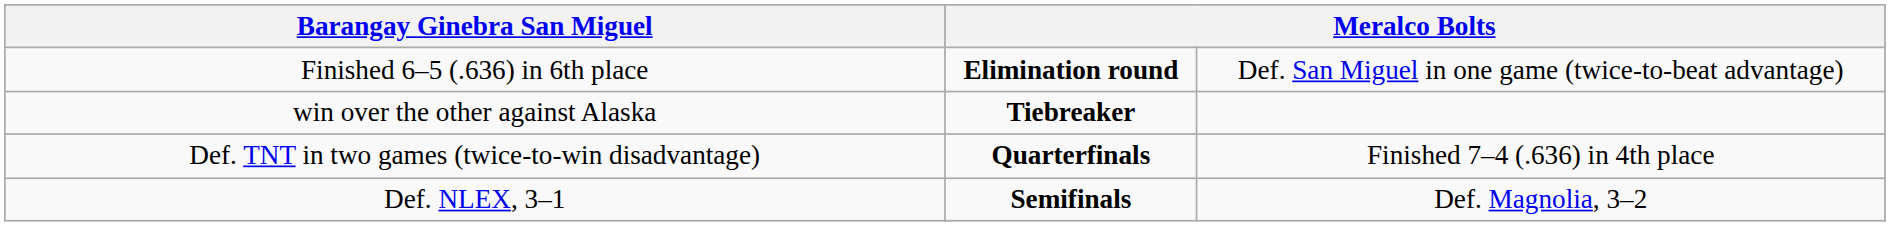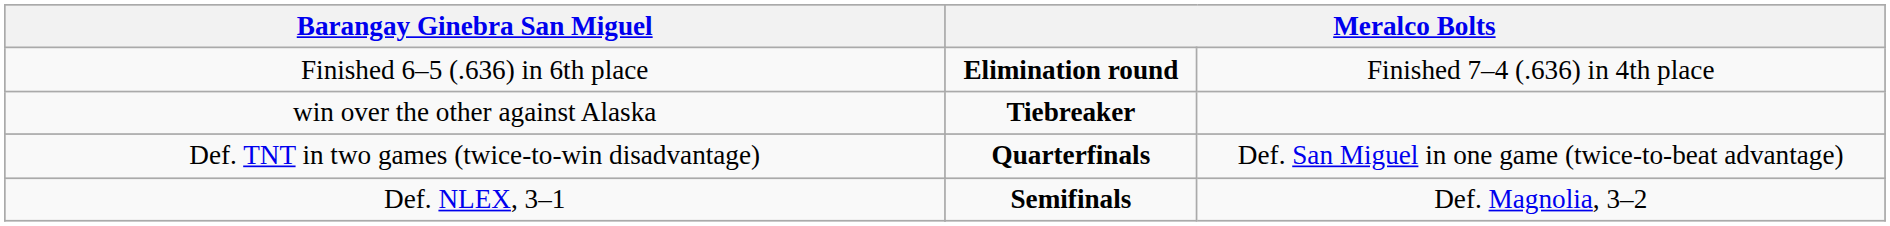(1541, 69) Def. San Miguel in one game (twice-to-beat advantage) -> (1541, 69) Finished 7–4 (.636) in 4th place
(1541, 155) Finished 7–4 (.636) in 4th place -> (1541, 155) Def. San Miguel in one game (twice-to-beat advantage)
